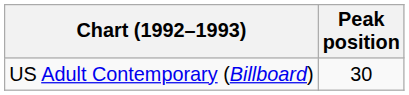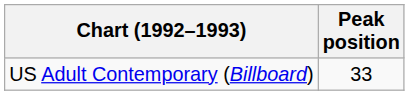(361, 74) 30 -> (361, 74) 33
